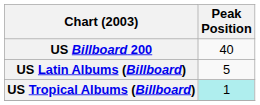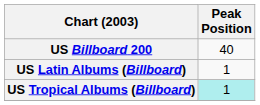(226, 69) 5 -> (226, 69) 1
